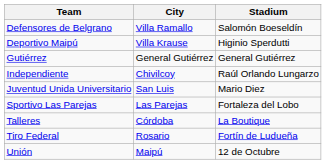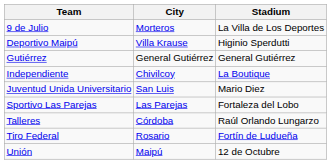+ row: (27, 27)
- row: (59, 27)
(268, 74) Raúl Orlando Lungarzo -> (244, 74) La Boutique
(244, 120) La Boutique -> (268, 120) Raúl Orlando Lungarzo
